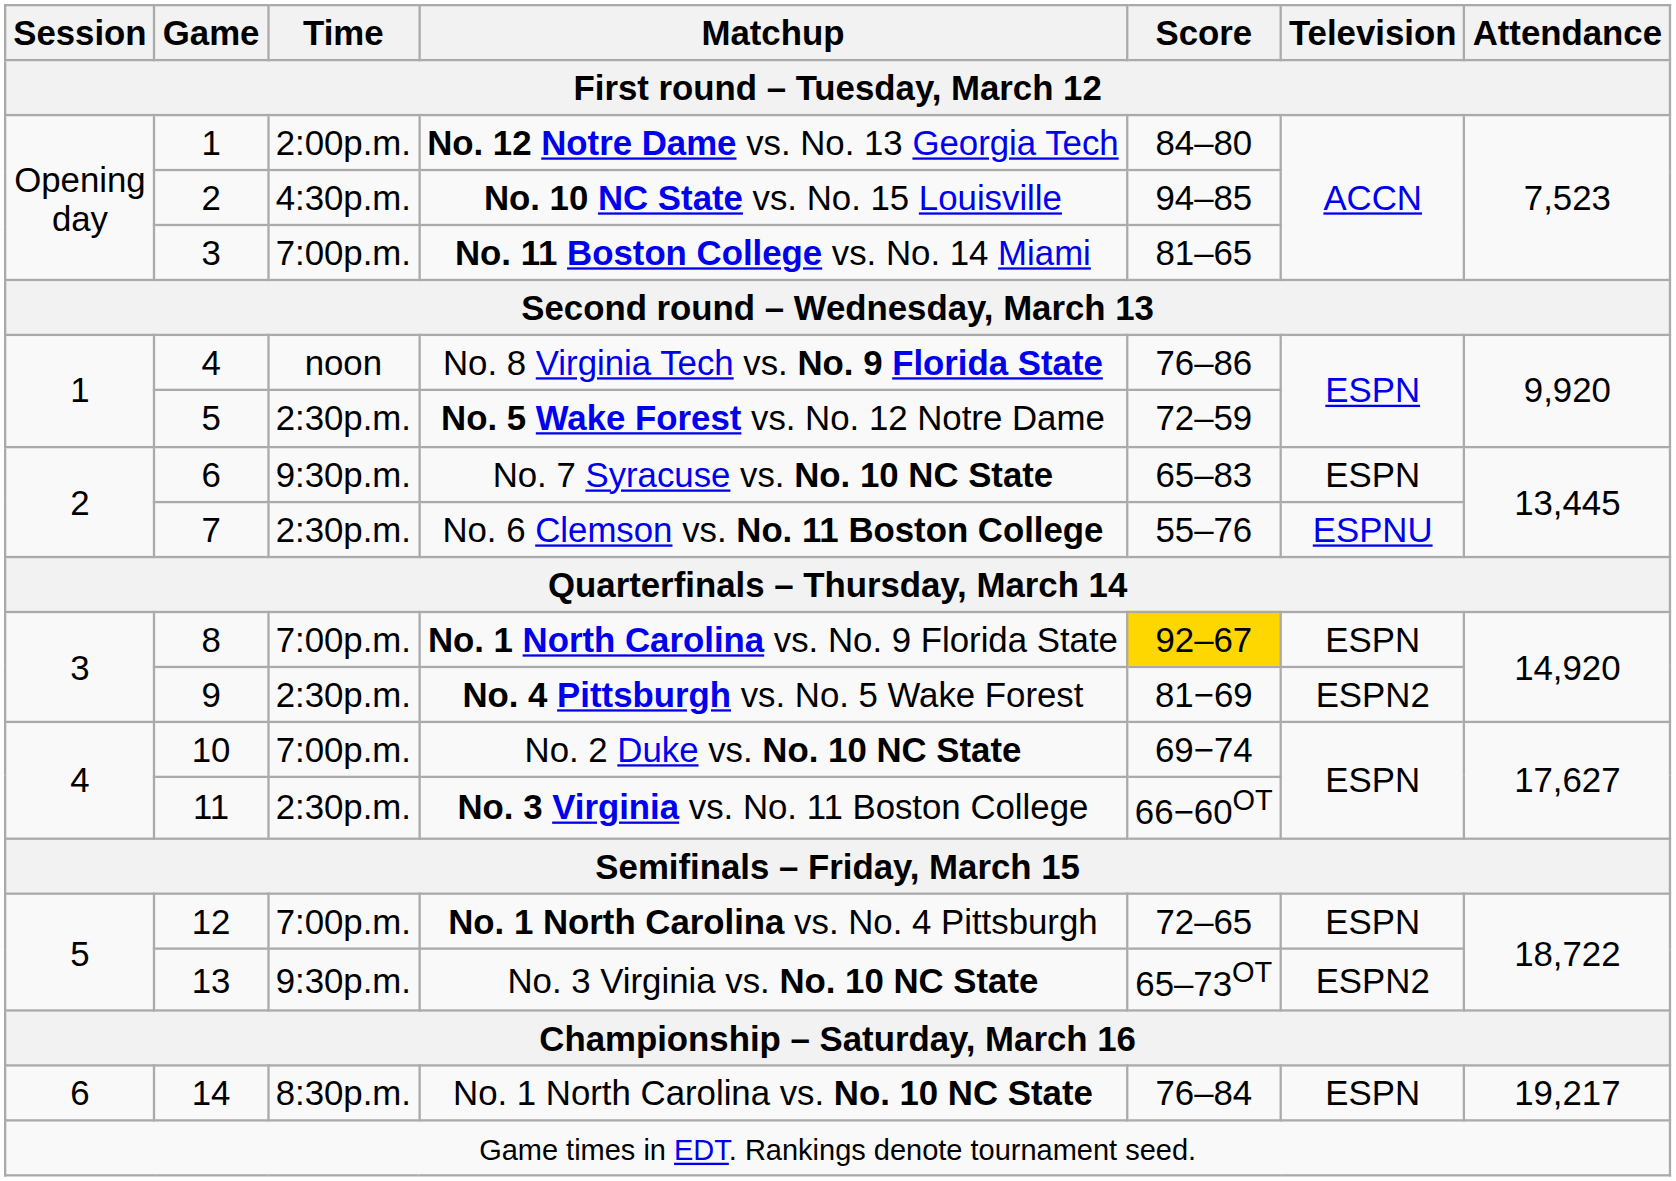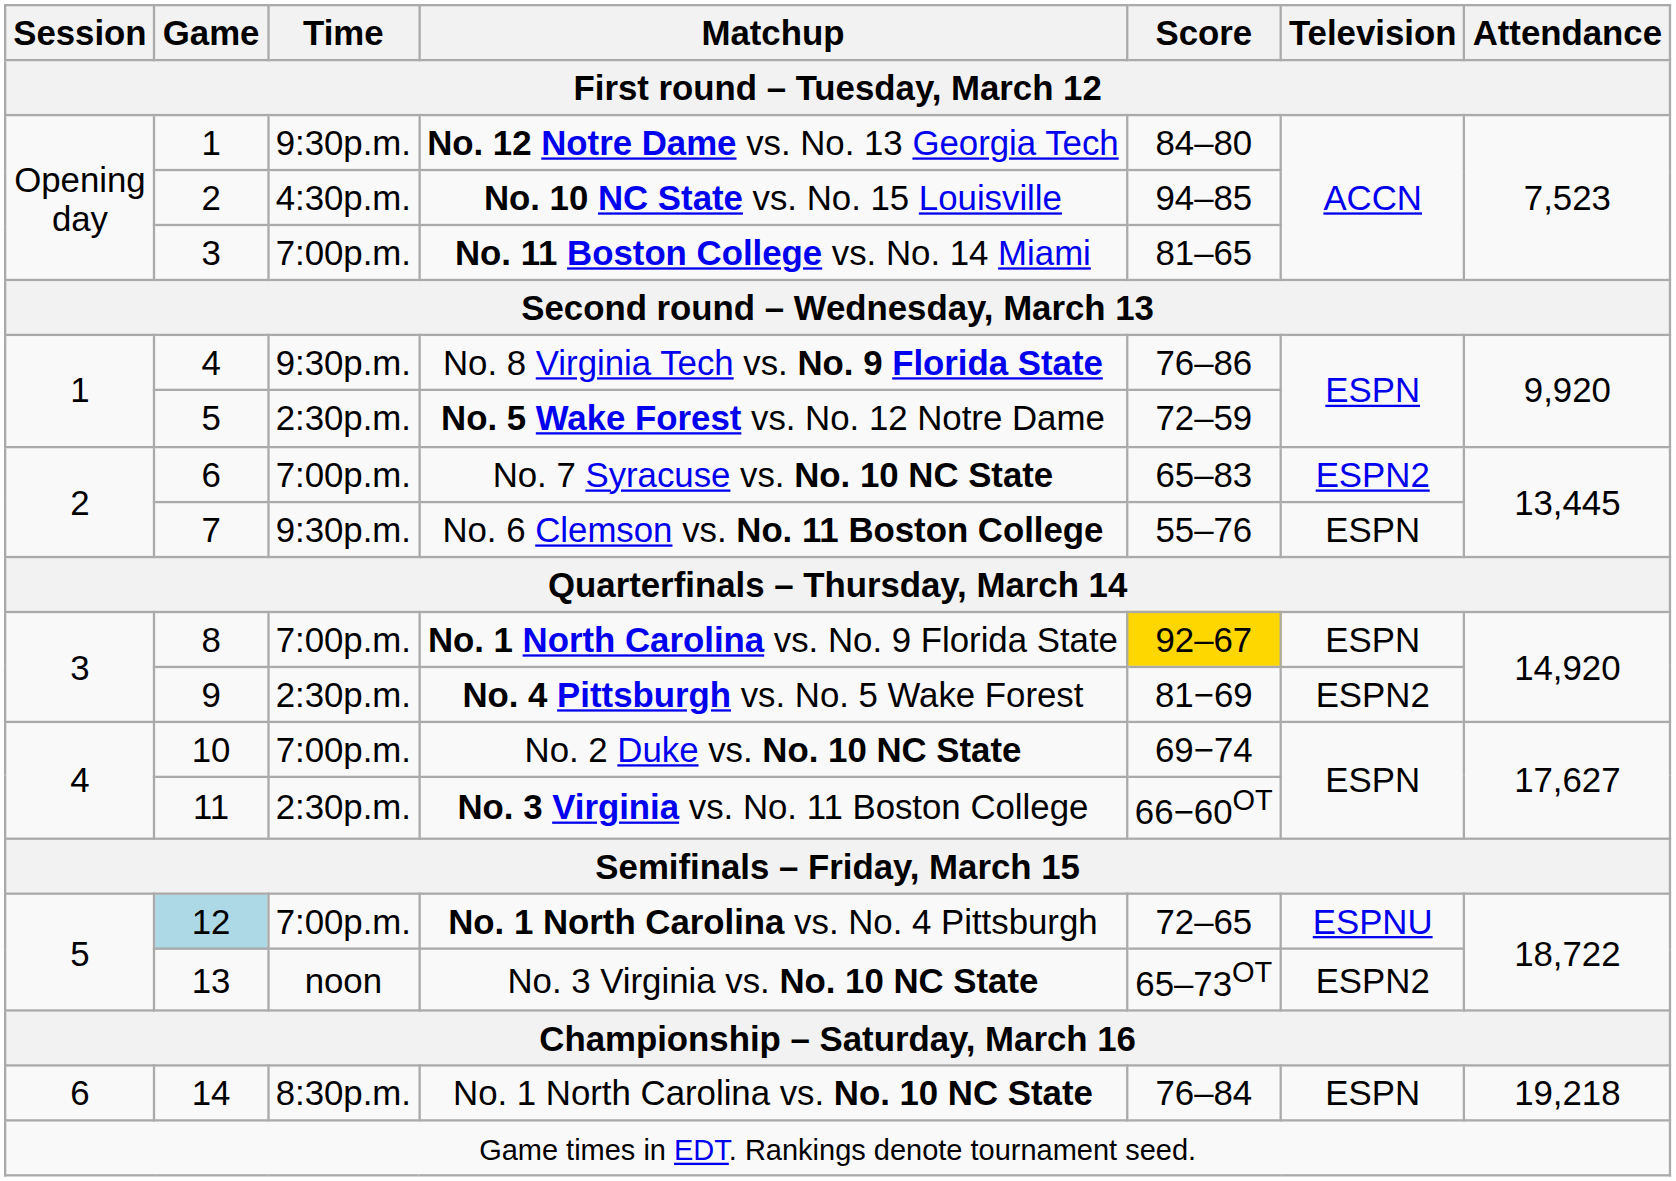(343, 143) 2:00p.m. -> (343, 143) 9:30p.m.
(343, 364) noon -> (343, 364) 9:30p.m.
(343, 474) 9:30p.m. -> (343, 474) 7:00p.m.
(1373, 474) ESPN -> (1373, 474) ESPN2
(343, 529) 2:30p.m. -> (343, 529) 9:30p.m.
(1373, 529) ESPNU -> (1373, 529) ESPN
(211, 922) no background -> (211, 922) lightblue background
(1373, 922) ESPN -> (1373, 922) ESPNU
(343, 980) 9:30p.m. -> (343, 980) noon
(1567, 1094) 19,217 -> (1567, 1094) 19,218
